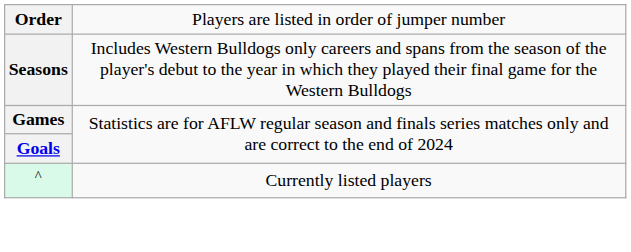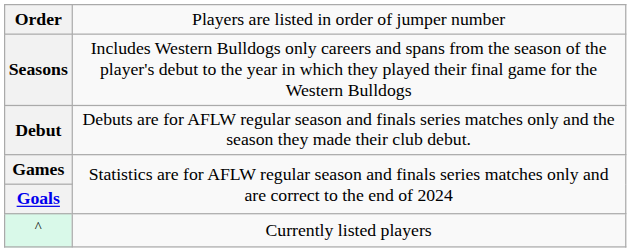+ row: (38, 130)
